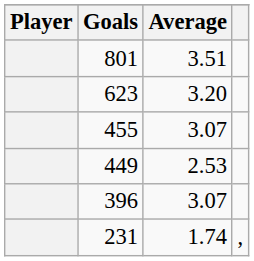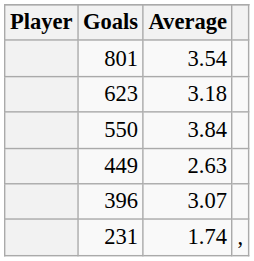(207, 58) 3.51 -> (207, 58) 3.54
(207, 93) 3.20 -> (207, 93) 3.18
+ row: (121, 129)
- row: (121, 129)
(207, 165) 2.53 -> (207, 165) 2.63
